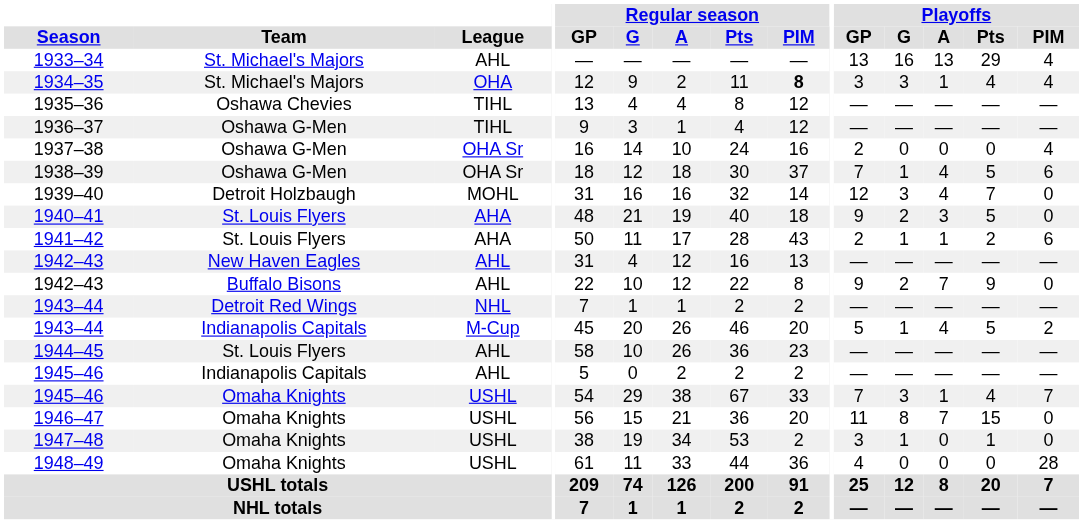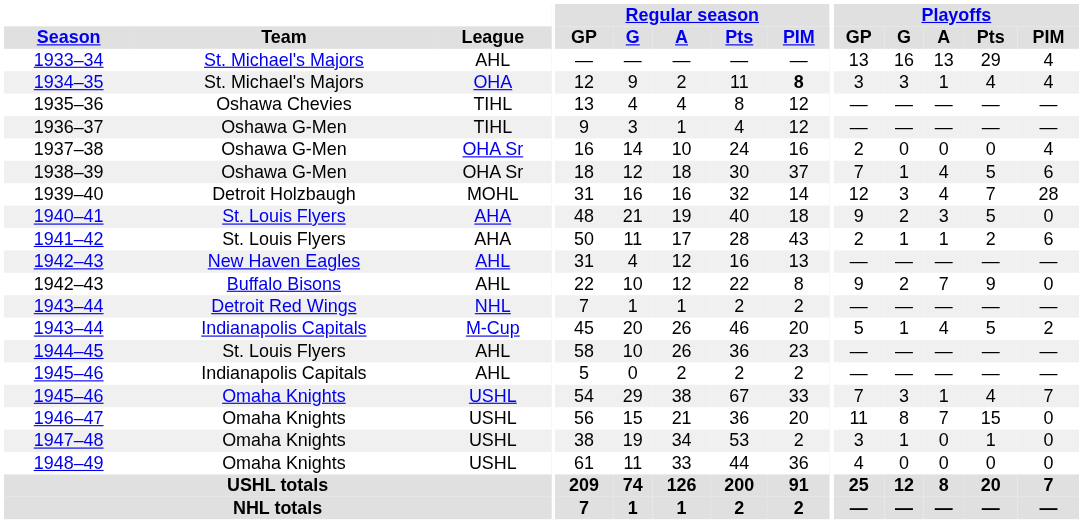(1048, 194) 0 -> (1048, 194) 28
(1048, 463) 28 -> (1048, 463) 0
